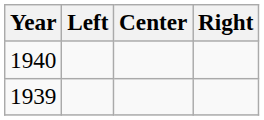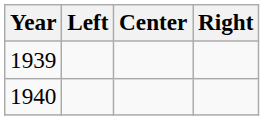rows swapped: (33, 96) <-> (33, 59)
